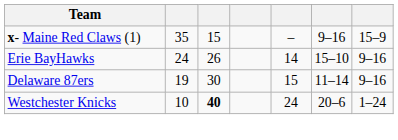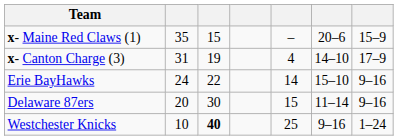(332, 37) 9–16 -> (332, 37) 20–6
+ row: (66, 59)
(214, 59) 26 -> (214, 80) 22
(182, 80) 19 -> (182, 102) 20
(291, 102) 24 -> (291, 124) 25
(332, 102) 20–6 -> (332, 124) 9–16
